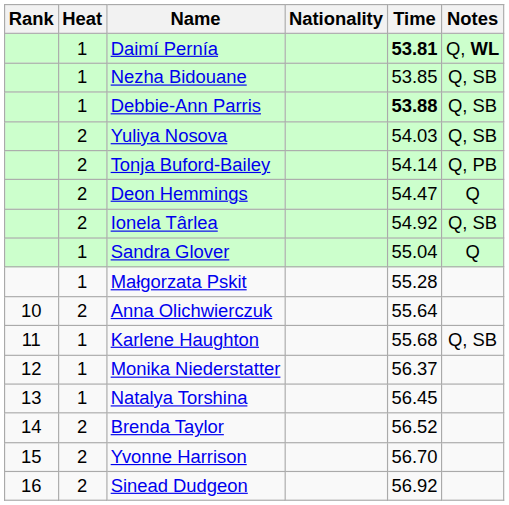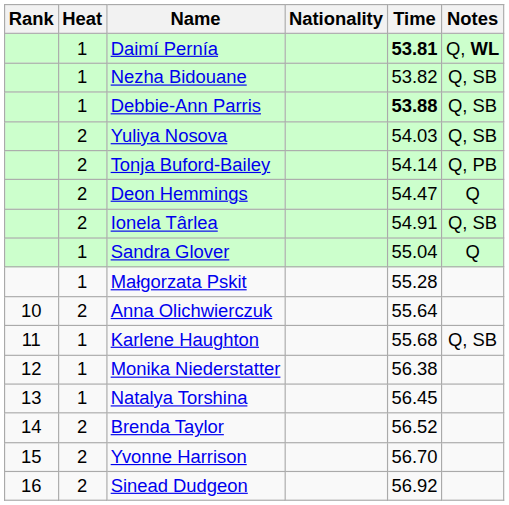(414, 77) 53.85 -> (414, 77) 53.82
(414, 223) 54.92 -> (414, 223) 54.91
(414, 369) 56.37 -> (414, 369) 56.38
